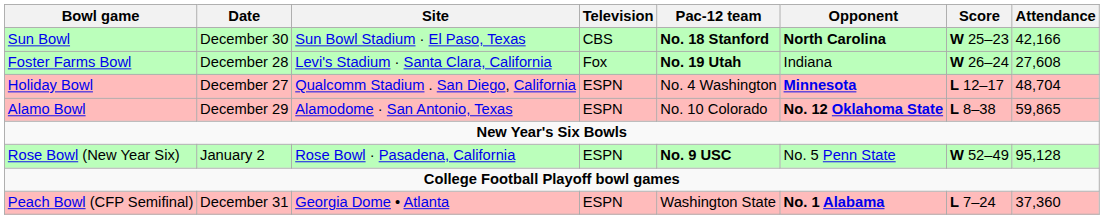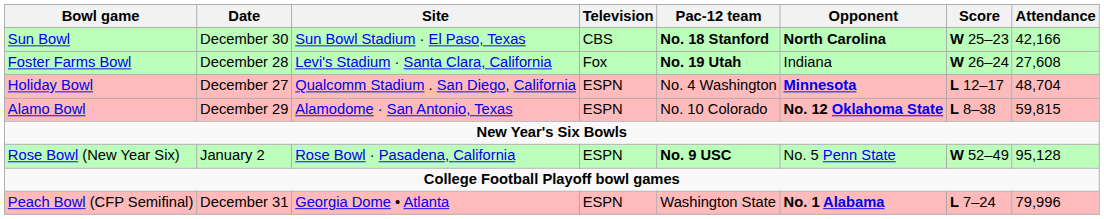(1038, 109) 59,865 -> (1038, 109) 59,815
(1038, 202) 37,360 -> (1038, 202) 79,996
